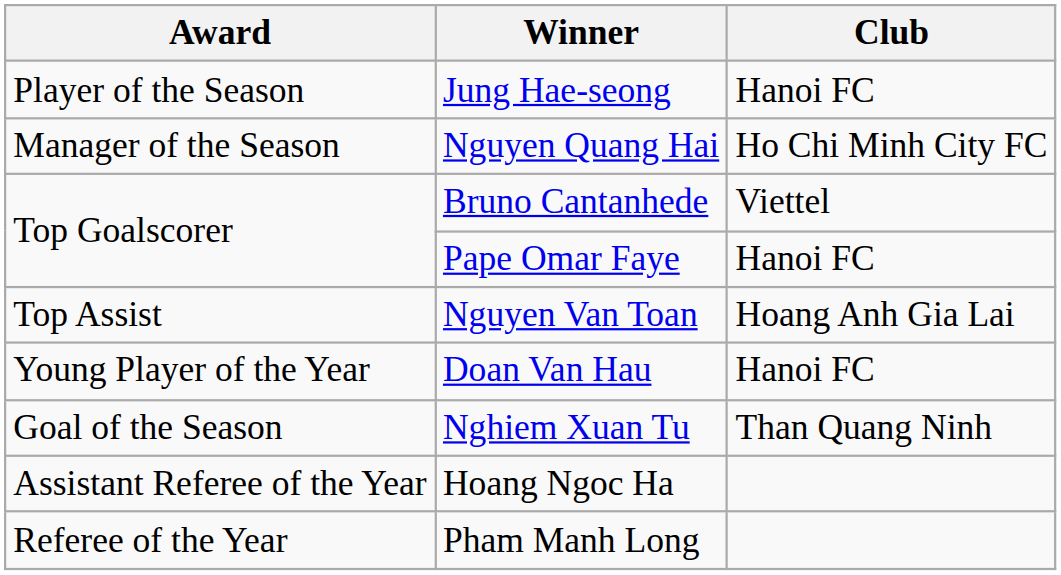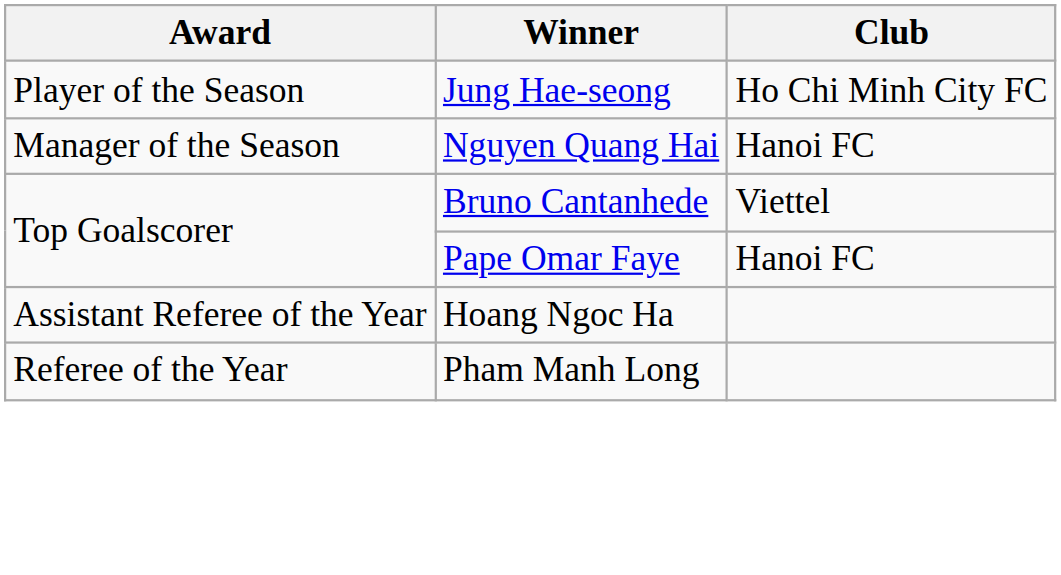(805, 88) Hanoi FC -> (891, 88) Ho Chi Minh City FC
(891, 145) Ho Chi Minh City FC -> (805, 145) Hanoi FC
- row: (570, 314)
- row: (547, 370)
- row: (566, 426)
